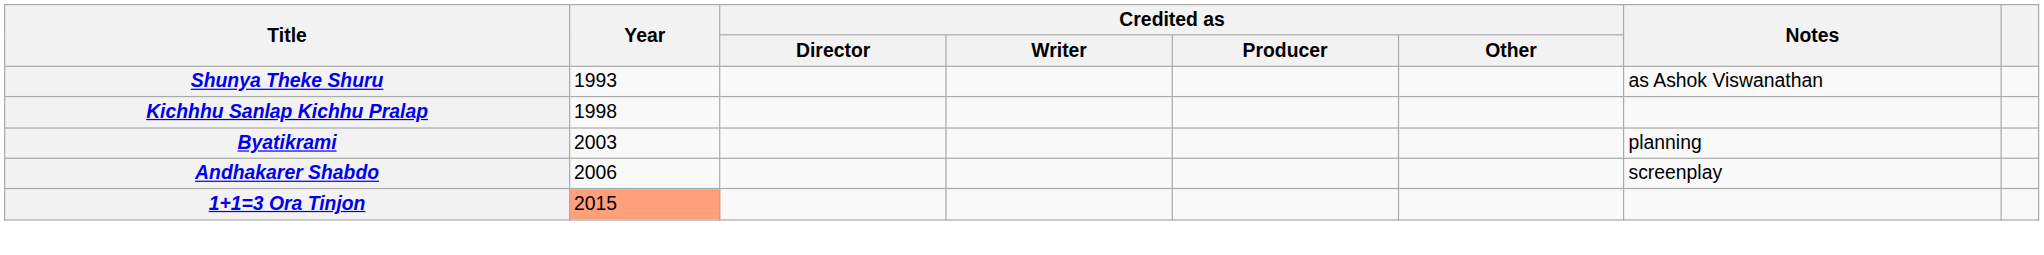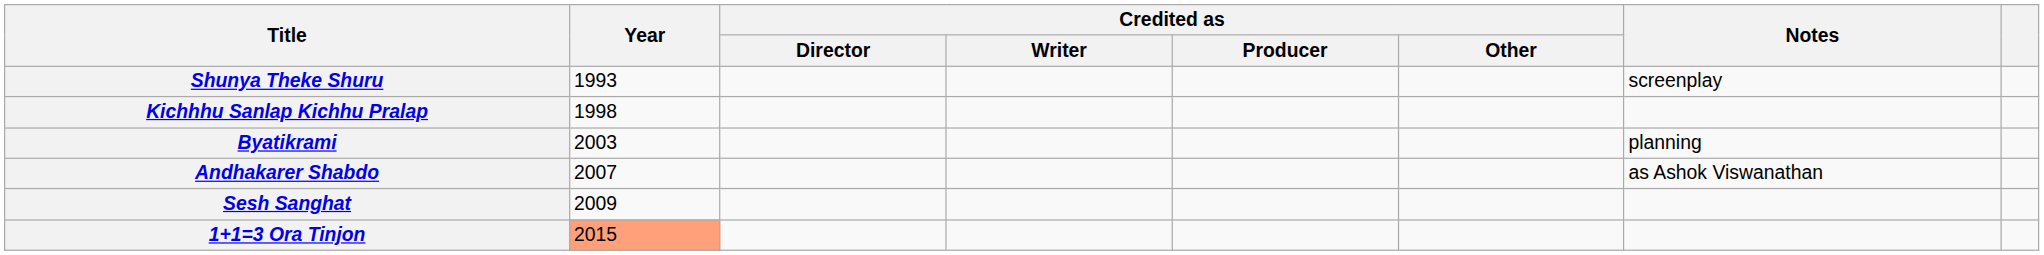(1726, 81) as Ashok Viswanathan -> (1675, 81) screenplay
(596, 173) 2006 -> (596, 173) 2007
(1675, 173) screenplay -> (1726, 173) as Ashok Viswanathan
+ row: (287, 204)
